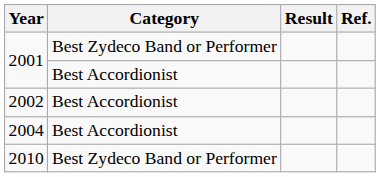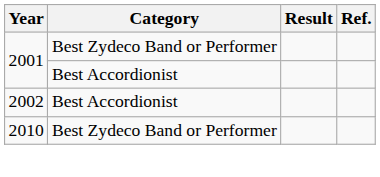- row: (26, 130)
